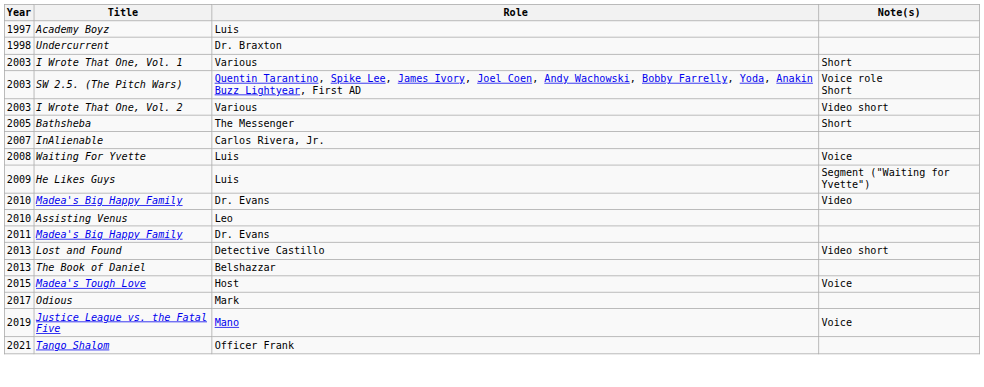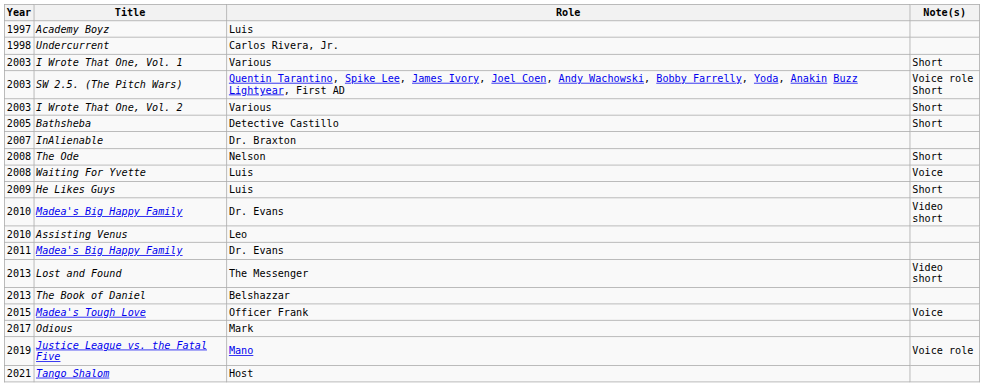(248, 46) Dr. Braxton -> (284, 46) Carlos Rivera, Jr.
(855, 107) Video short -> (928, 107) Short
(254, 124) The Messenger -> (284, 124) Detective Castillo
(270, 140) Carlos Rivera, Jr. -> (262, 140) Dr. Braxton
+ row: (19, 157)
(886, 179) Segment ("Waiting for Yvette") -> (928, 190) Short
(837, 201) Video -> (928, 212) Video short
(270, 251) Detective Castillo -> (269, 273) The Messenger
(227, 284) Host -> (269, 312) Officer Frank
(837, 323) Voice -> (943, 351) Voice role
(254, 345) Officer Frank -> (241, 373) Host
